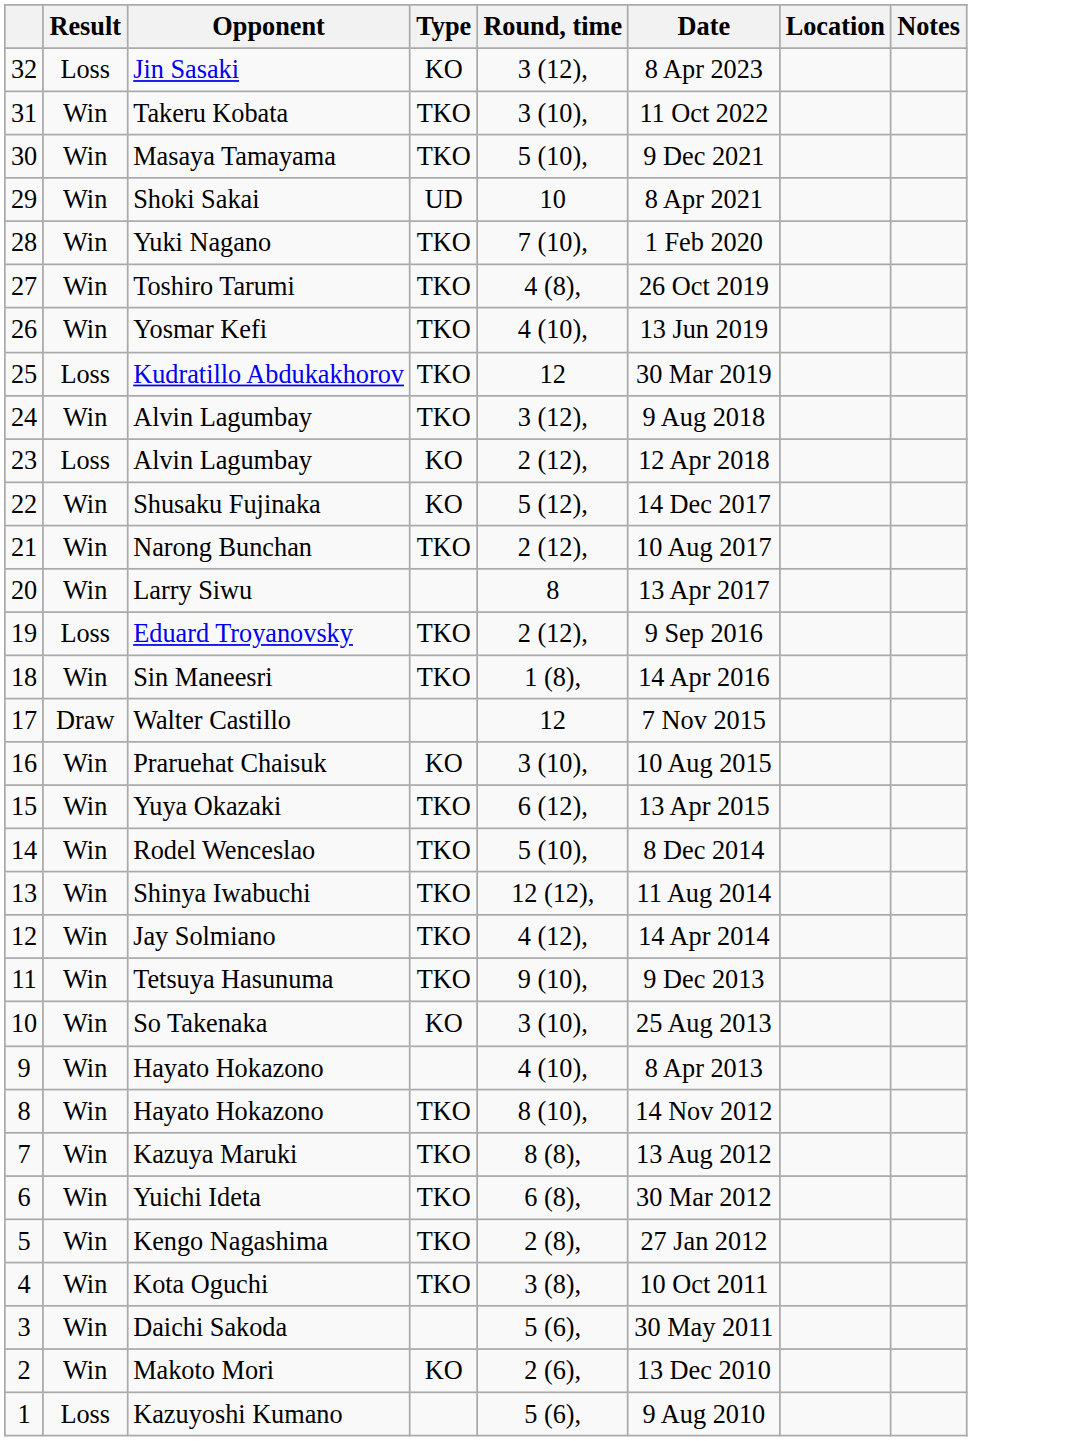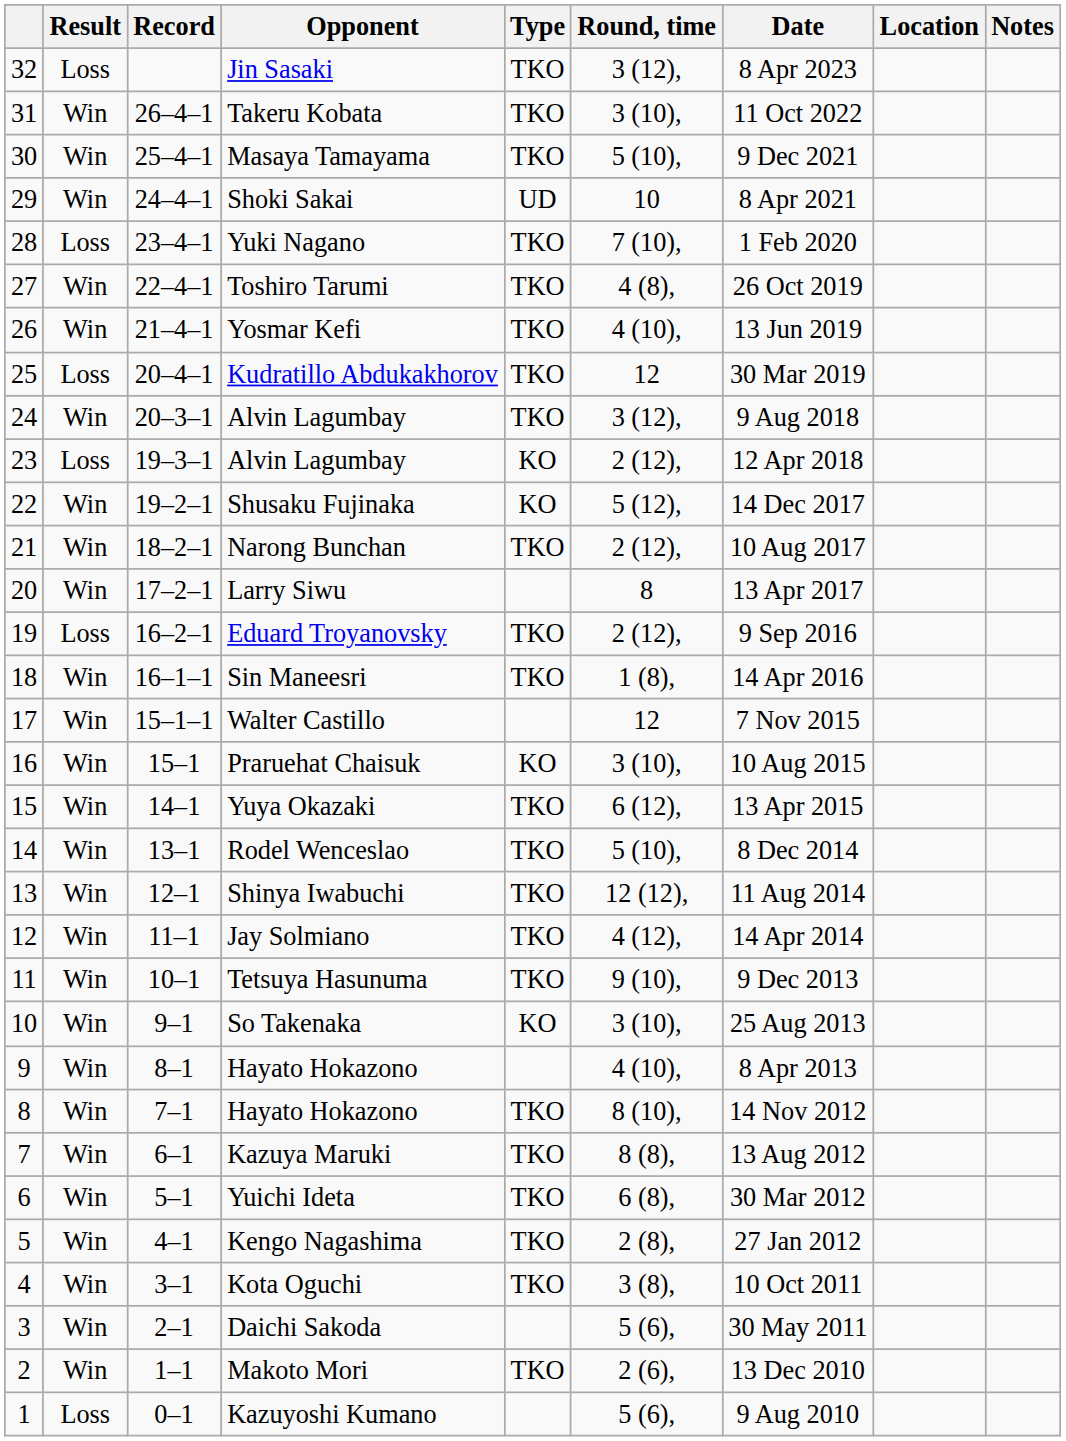+ column: (174, 26)
(444, 69) KO -> (538, 69) TKO
(85, 243) Win -> (85, 243) Loss
(85, 720) Draw -> (85, 720) Win
(444, 1370) KO -> (538, 1370) TKO
